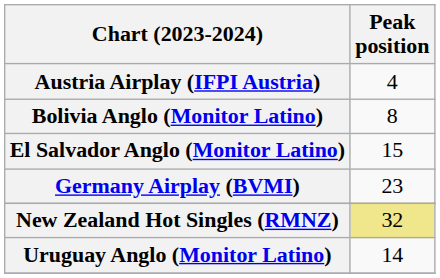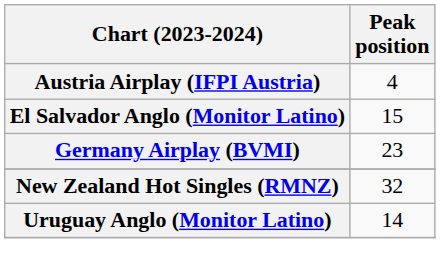- row: (177, 116)
(392, 220) khaki background -> (392, 185) no background
